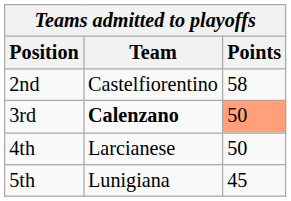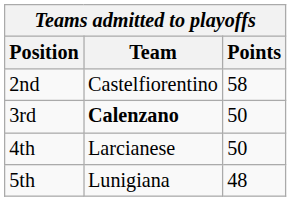(237, 116) lightsalmon background -> (237, 116) no background
(237, 180) 45 -> (237, 180) 48
